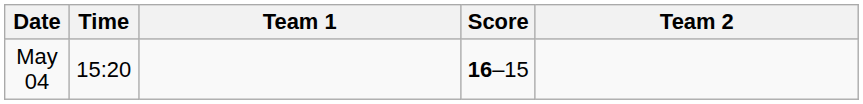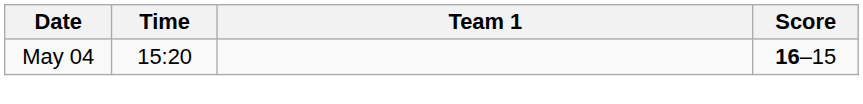- column: (697, 21)
